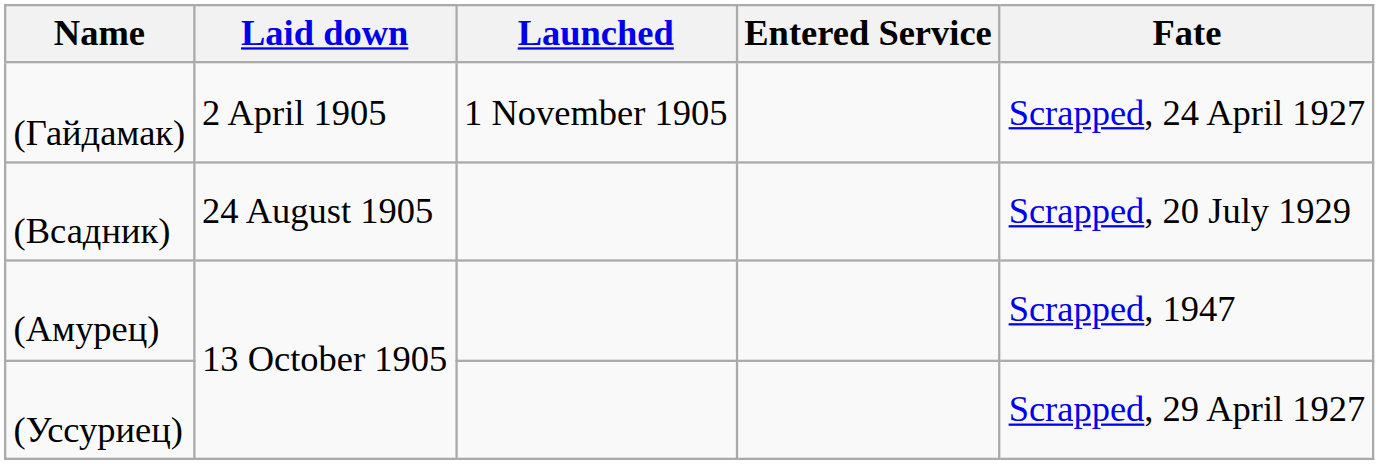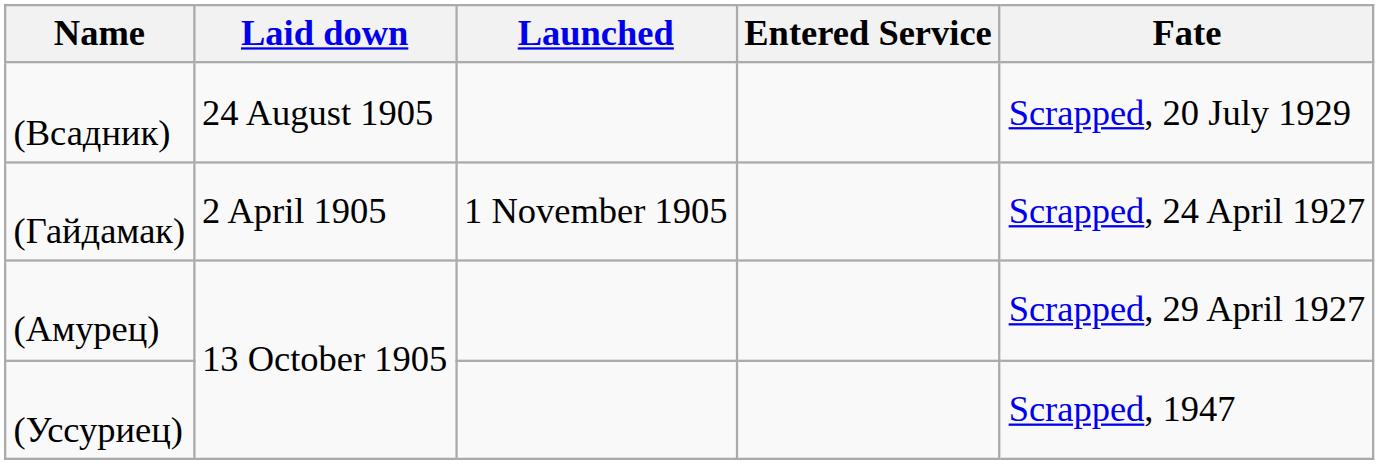rows swapped: (99, 132) <-> (92, 231)
(1122, 309) Scrapped, 1947 -> (1187, 309) Scrapped, 29 April 1927
(1187, 408) Scrapped, 29 April 1927 -> (1122, 408) Scrapped, 1947
